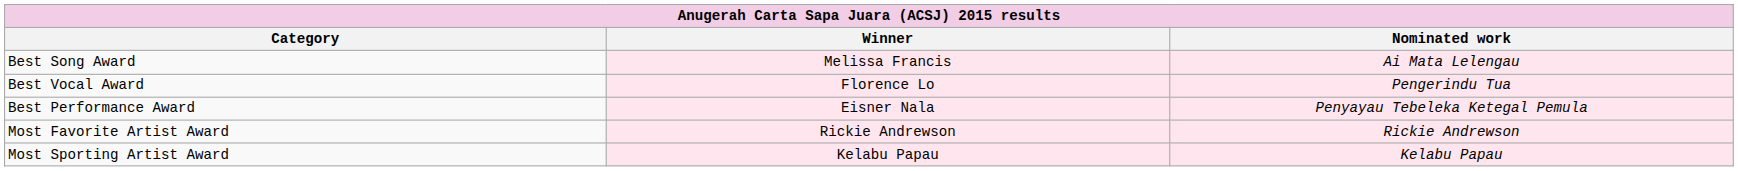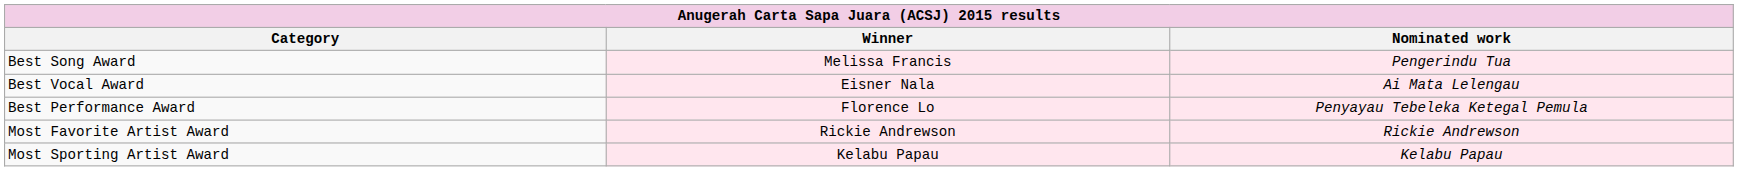(1452, 62) Ai Mata Lelengau -> (1452, 62) Pengerindu Tua
(888, 85) Florence Lo -> (888, 85) Eisner Nala
(1452, 85) Pengerindu Tua -> (1452, 85) Ai Mata Lelengau
(888, 108) Eisner Nala -> (888, 108) Florence Lo
